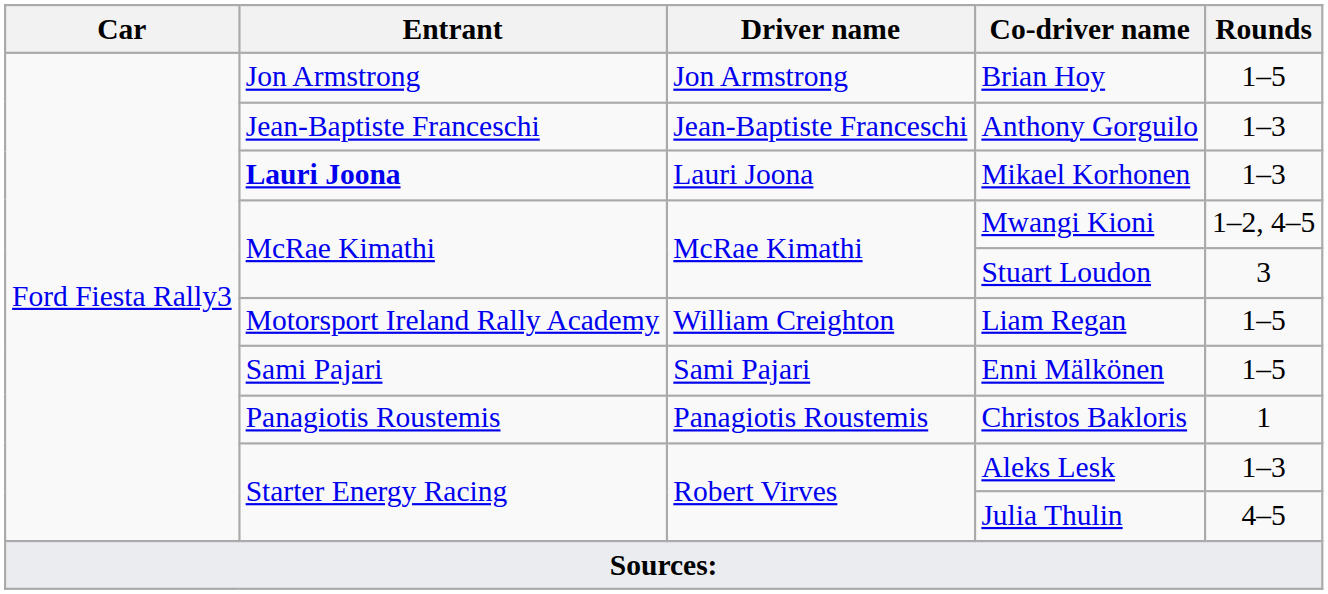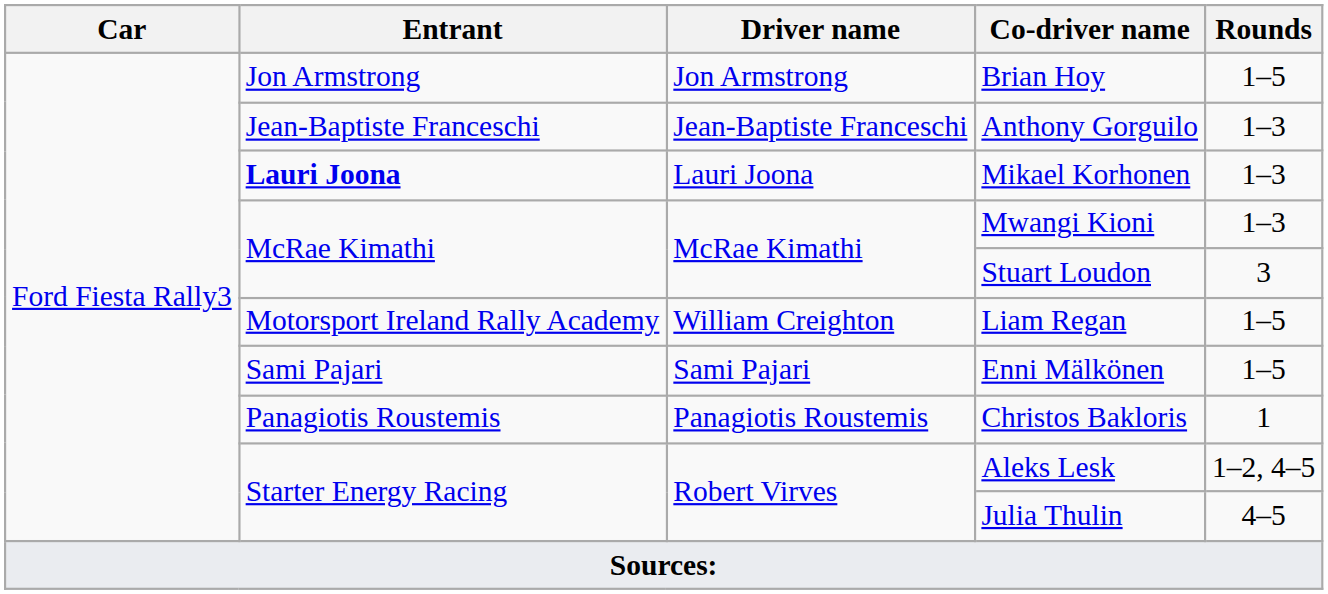(1264, 223) 1–2, 4–5 -> (1264, 223) 1–3
(1264, 466) 1–3 -> (1264, 466) 1–2, 4–5
